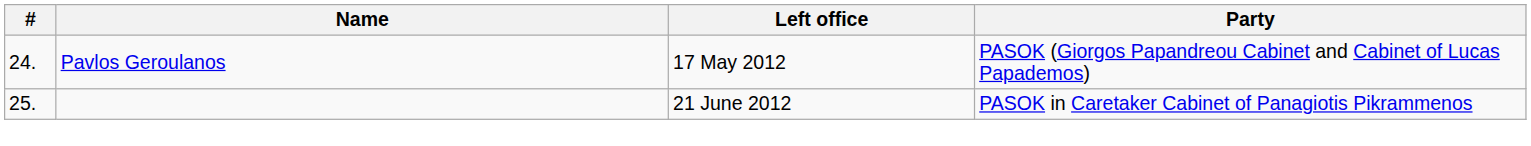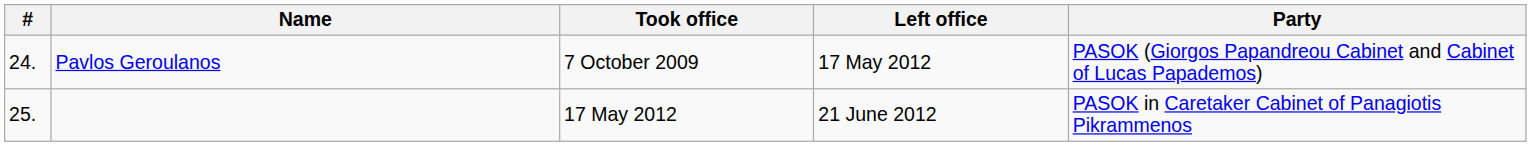+ column: (687, 19)
